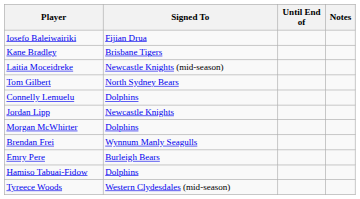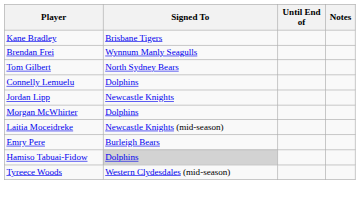- row: (41, 38)
rows swapped: (30, 142) <-> (40, 67)
(122, 172) no background -> (122, 157) lightgrey background
